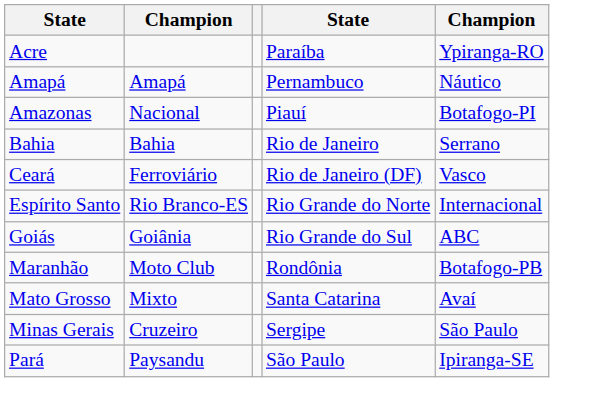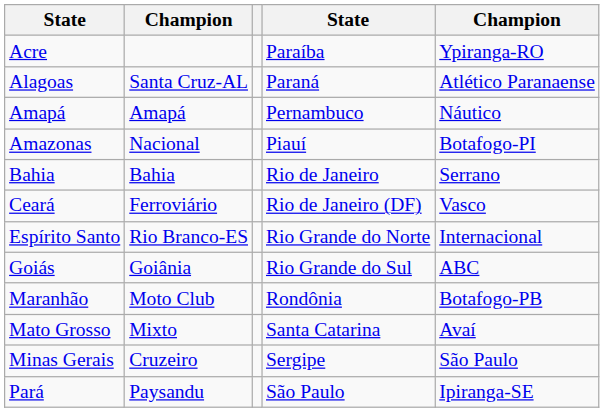+ row: (41, 81)
